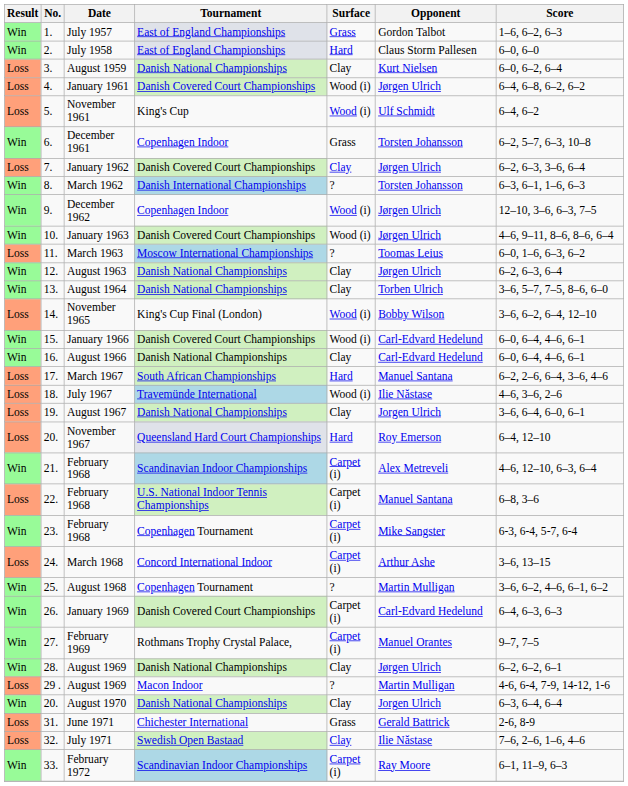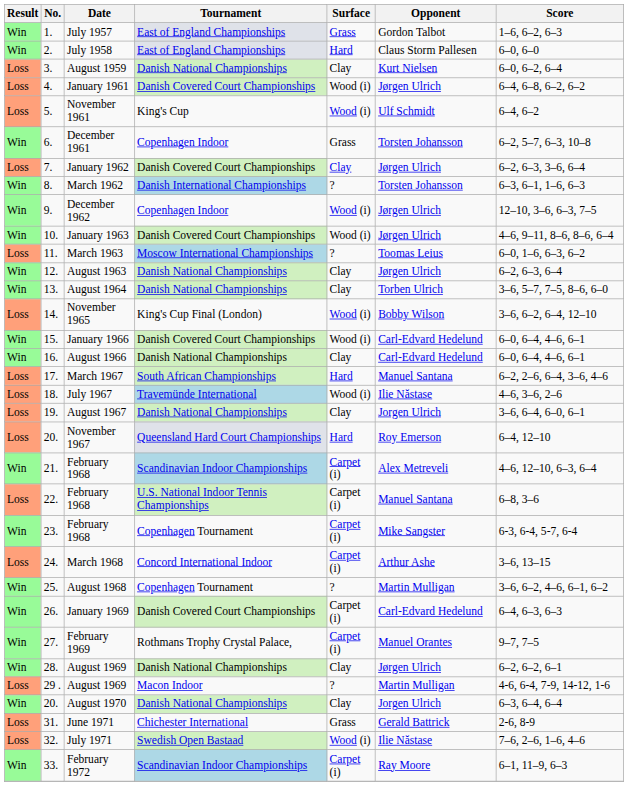(340, 740) Clay -> (350, 740) Wood (i)
